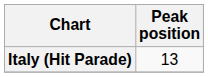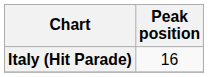(170, 59) 13 -> (170, 59) 16
